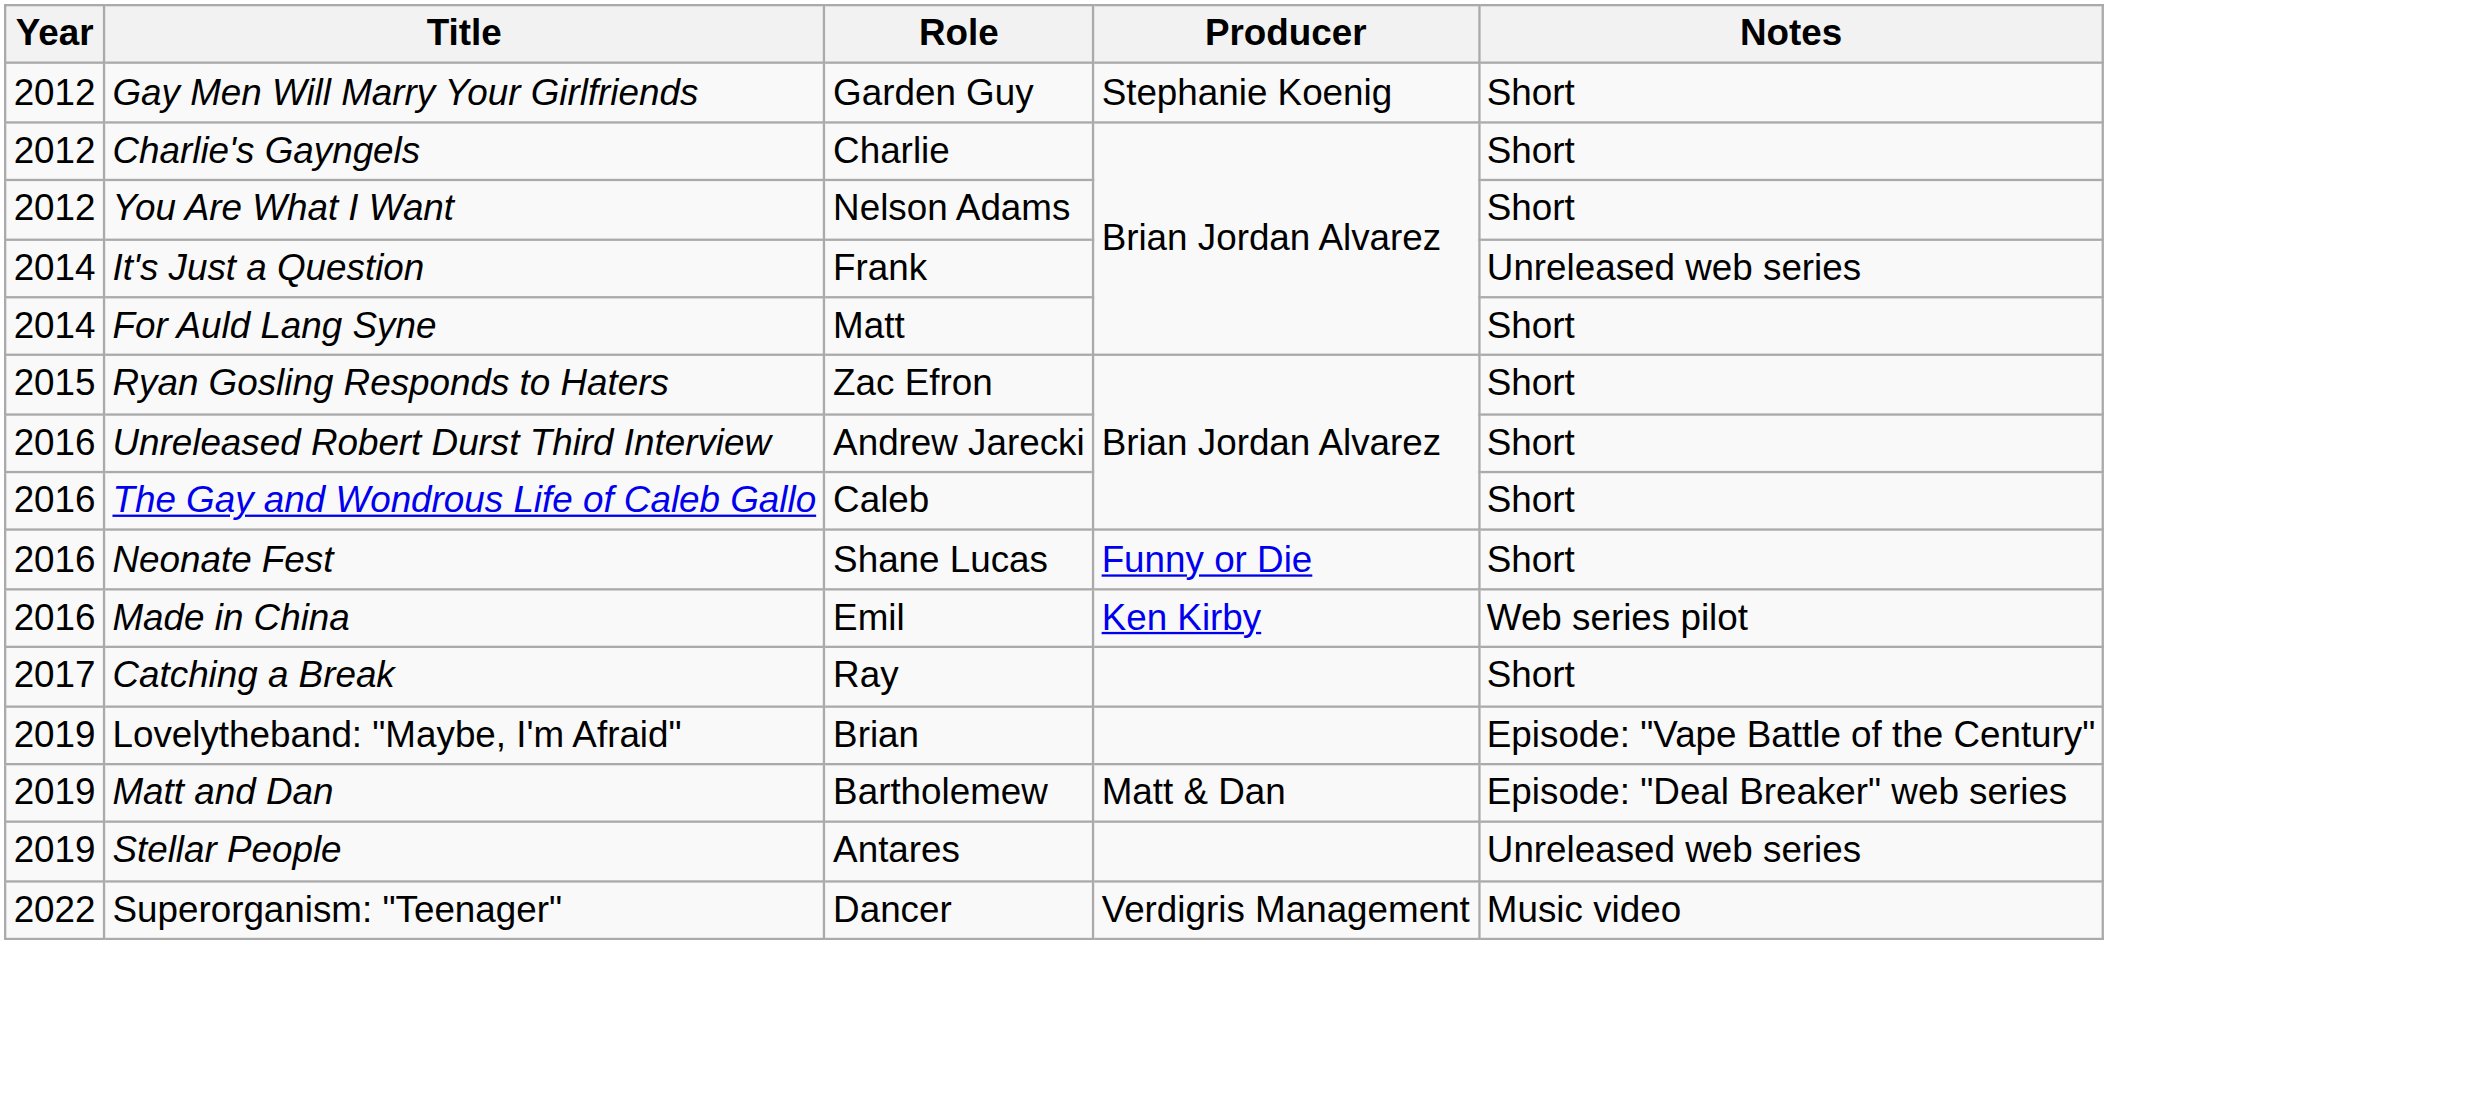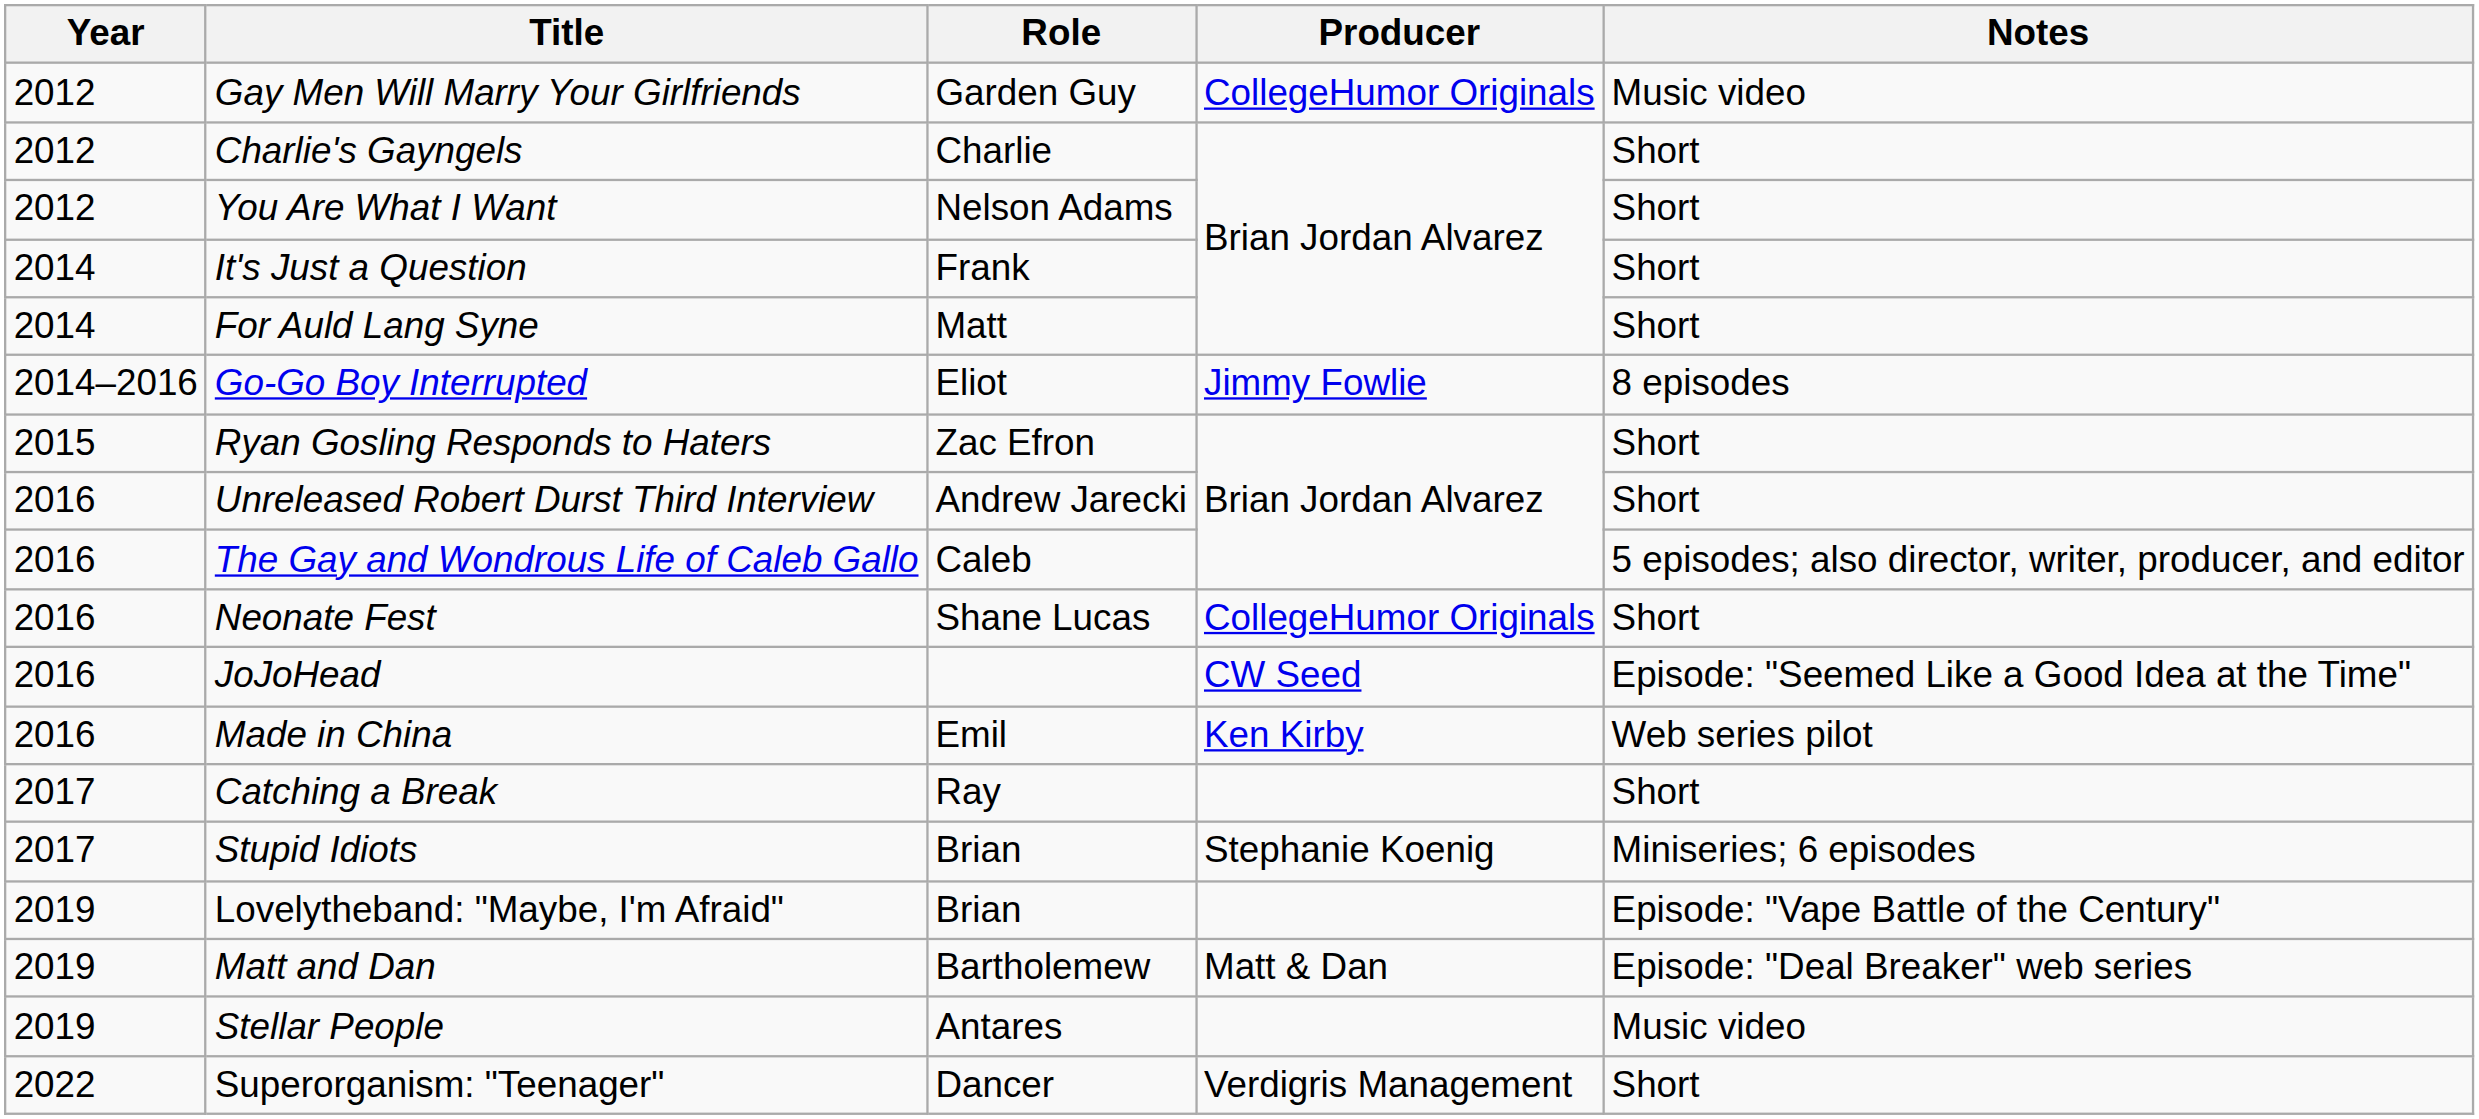(1247, 92) Stephanie Koenig -> (1399, 92) CollegeHumor Originals
(1531, 92) Short -> (1709, 92) Music video
(1674, 267) Unreleased web series -> (1656, 267) Short
+ row: (401, 383)
(1531, 500) Short -> (2038, 558) 5 episodes; also director, writer, producer, and editor
(1207, 558) Funny or Die -> (1399, 617) CollegeHumor Originals
+ row: (298, 675)
+ row: (316, 850)
(1674, 850) Unreleased web series -> (1709, 1025) Music video
(1584, 909) Music video -> (1656, 1084) Short
